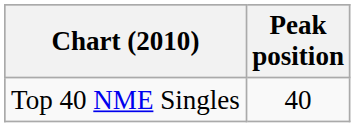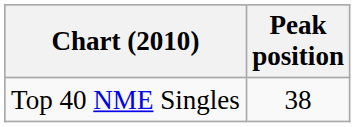(298, 99) 40 -> (298, 99) 38
